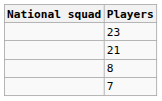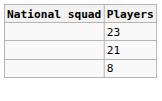- row: (110, 86)
